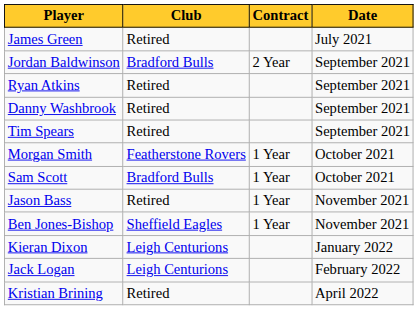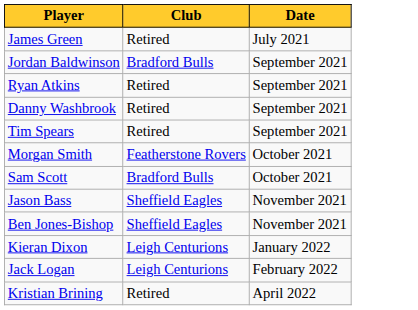- column: (280, 16)
(148, 200) Retired -> (174, 200) Sheffield Eagles
